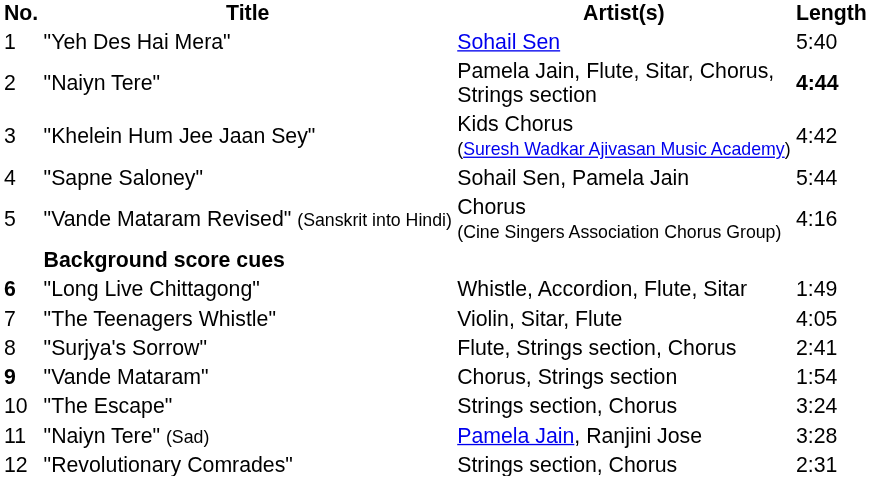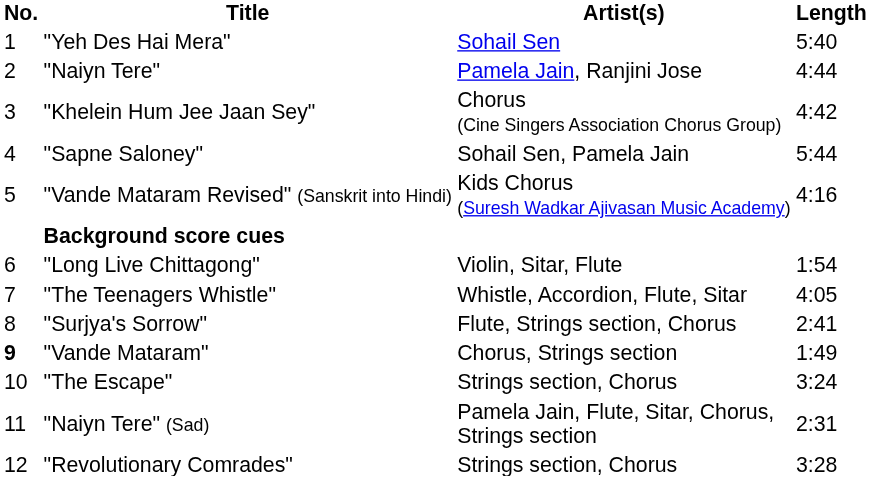(616, 83) Pamela Jain, Flute, Sitar, Chorus, Strings section -> (580, 71) Pamela Jain, Ranjini Jose
(817, 83) bold -> (817, 71) normal
(624, 136) Kids Chorus (Suresh Wadkar Ajivasan Music Academy) -> (619, 112) Chorus (Cine Singers Association Chorus Group)
(619, 218) Chorus (Cine Singers Association Chorus Group) -> (624, 195) Kids Chorus (Suresh Wadkar Ajivasan Music Academy)
(10, 289) bold -> (10, 265) normal
(602, 289) Whistle, Accordion, Flute, Sitar -> (540, 265) Violin, Sitar, Flute
(817, 289) 1:49 -> (817, 265) 1:54
(540, 318) Violin, Sitar, Flute -> (602, 294) Whistle, Accordion, Flute, Sitar
(817, 377) 1:54 -> (817, 353) 1:49
(580, 435) Pamela Jain, Ranjini Jose -> (616, 423) Pamela Jain, Flute, Sitar, Chorus, Strings section
(817, 435) 3:28 -> (817, 423) 2:31
(817, 464) 2:31 -> (817, 464) 3:28
